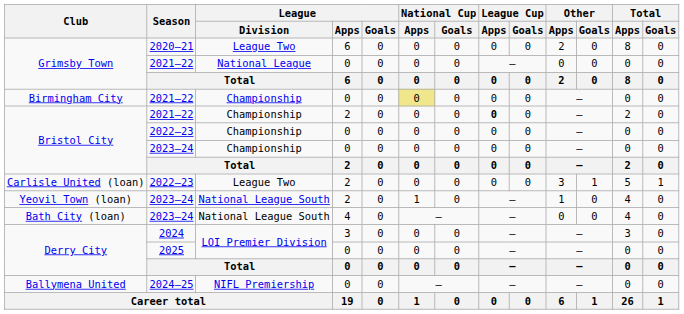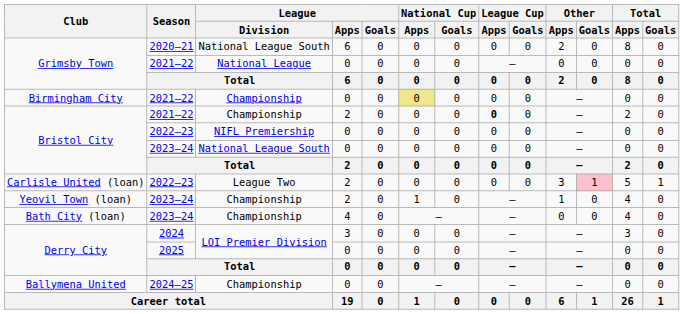(264, 47) League Two -> (264, 47) National League South
(264, 132) Championship -> (264, 132) NIFL Premiership
(264, 148) Championship -> (264, 148) National League South
(594, 182) no background -> (594, 182) pink background
(264, 199) National League South -> (264, 199) Championship
(264, 216) National League South -> (264, 216) Championship
(264, 284) NIFL Premiership -> (264, 284) Championship
